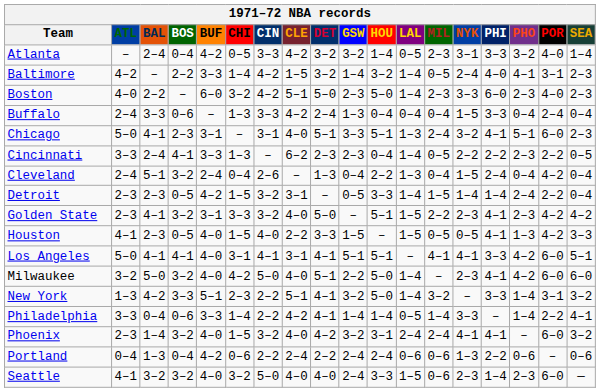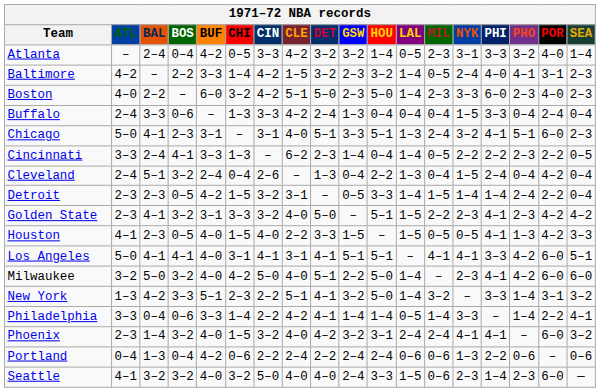(353, 75) 1–4 -> (353, 75) 2–3
(353, 156) 2–3 -> (353, 156) 1–4
